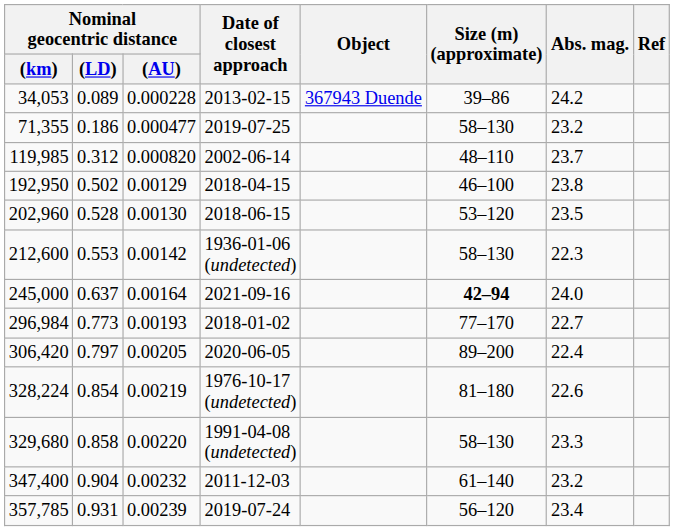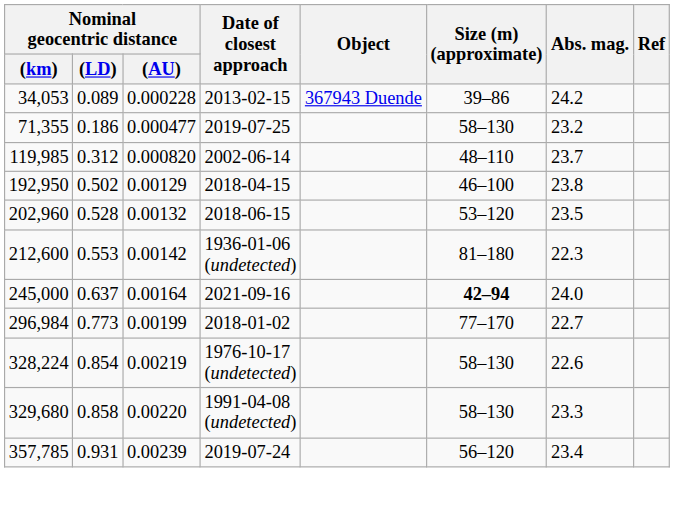(157, 214) 0.00130 -> (157, 214) 0.00132
(486, 254) 58–130 -> (486, 254) 81–180
(157, 323) 0.00193 -> (157, 323) 0.00199
- row: (39, 352)
(486, 391) 81–180 -> (486, 362) 58–130
- row: (39, 481)
